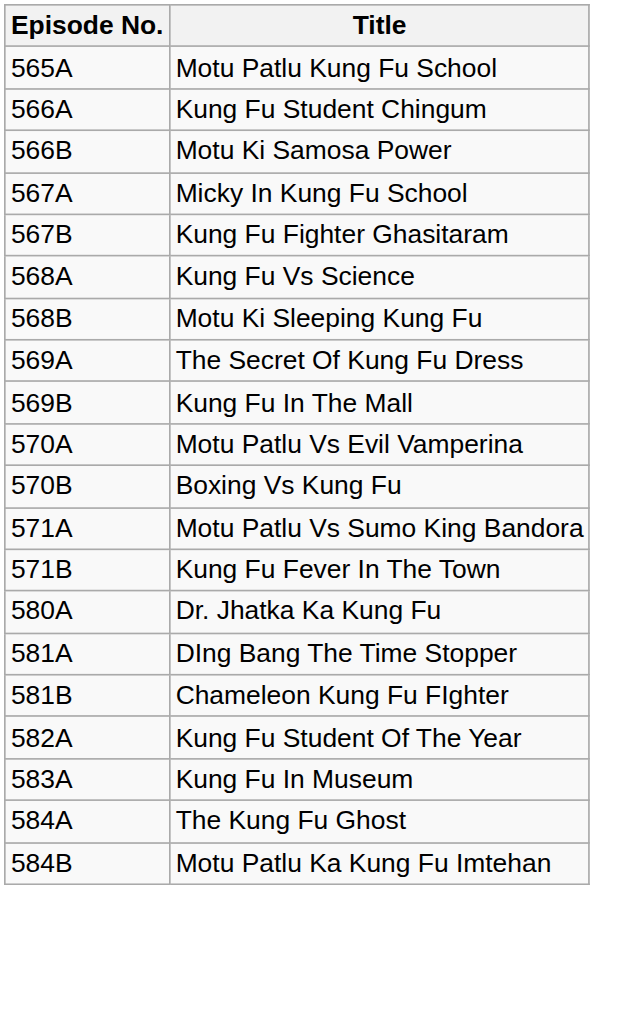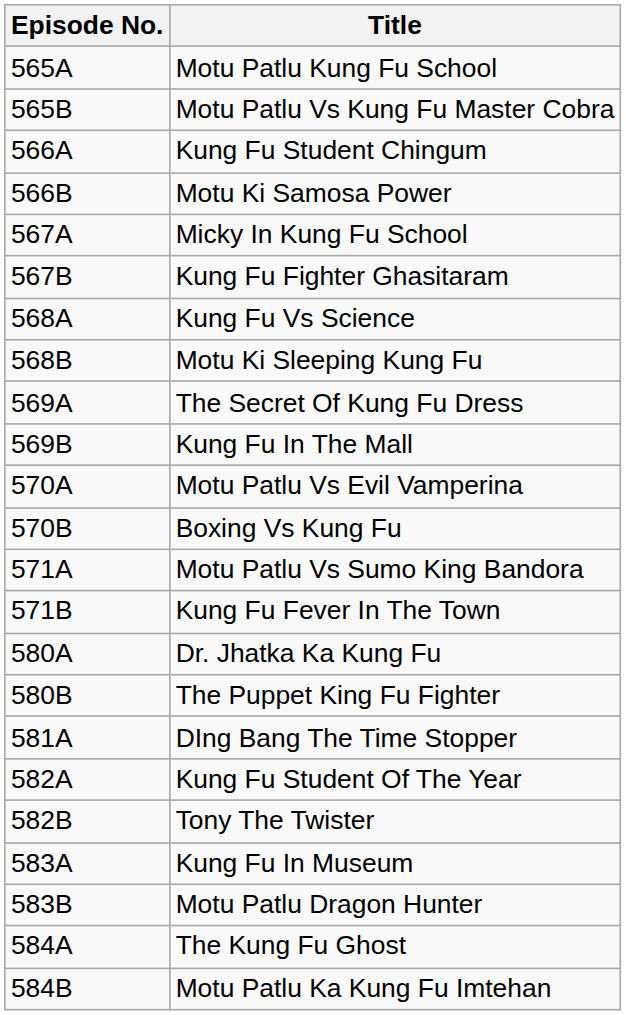+ row: (395, 109)
+ row: (338, 695)
- row: (342, 695)
+ row: (275, 820)
+ row: (329, 904)
